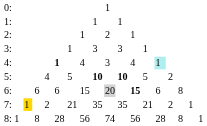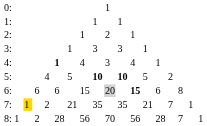(158, 63) paleturquoise background -> (158, 63) no background
(172, 104) 2 -> (172, 104) 7
(38, 118) 8 -> (38, 118) 2
(110, 118) 74 -> (110, 118) 70
(182, 118) 8 -> (182, 118) 7
